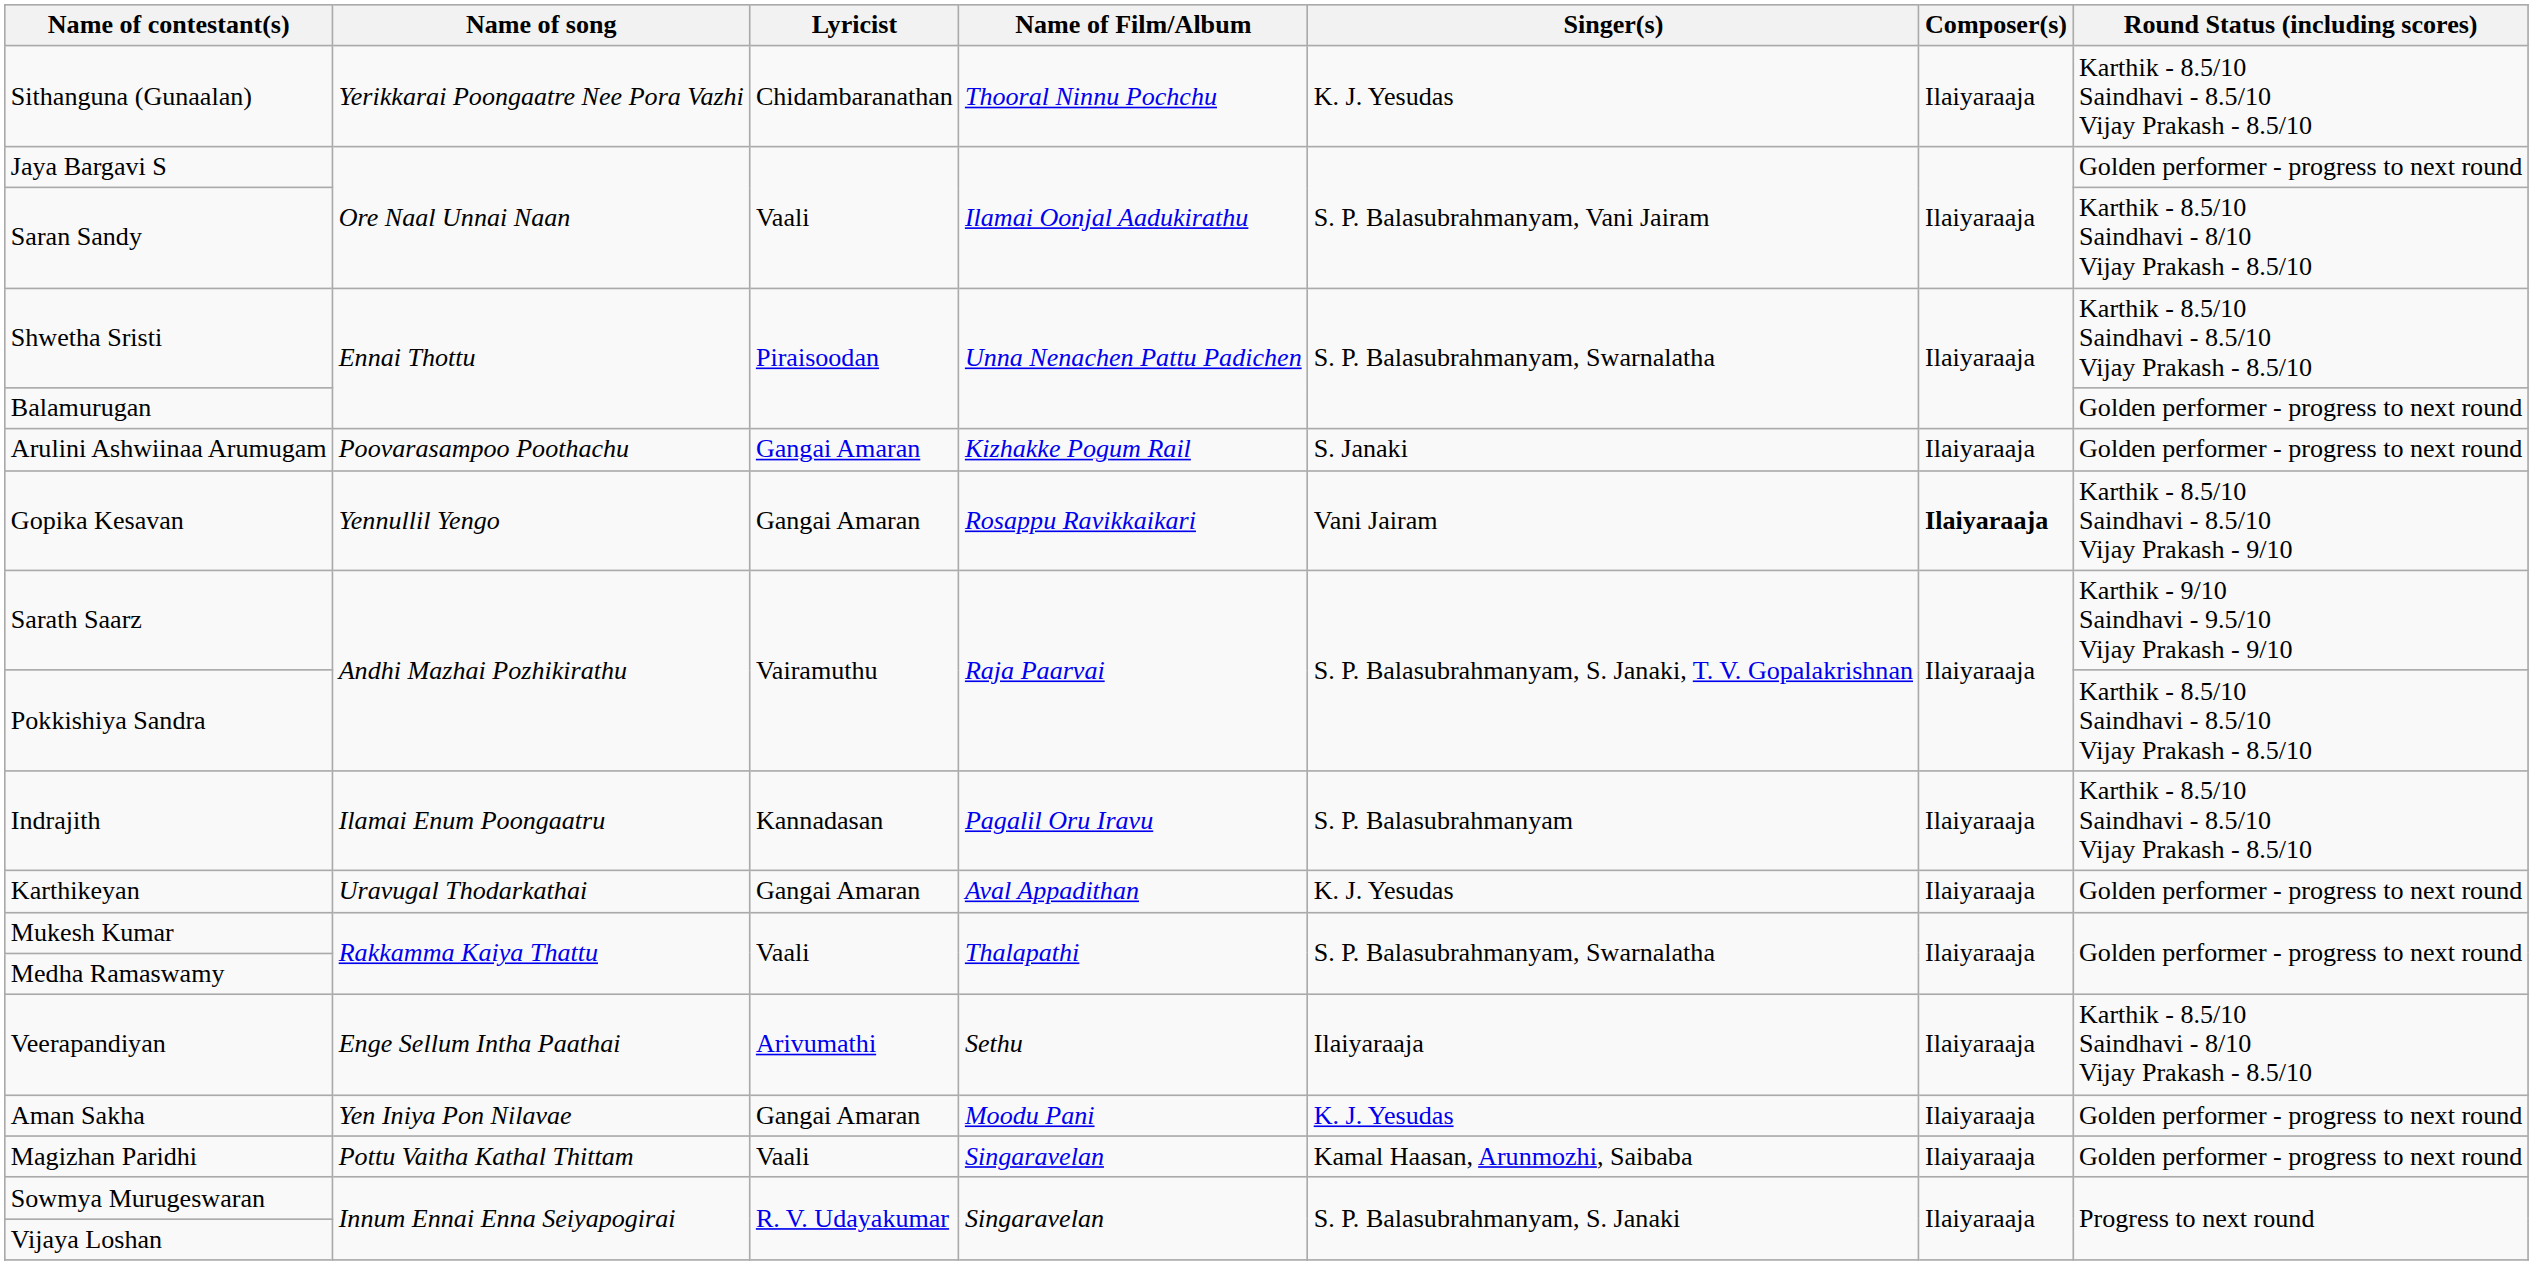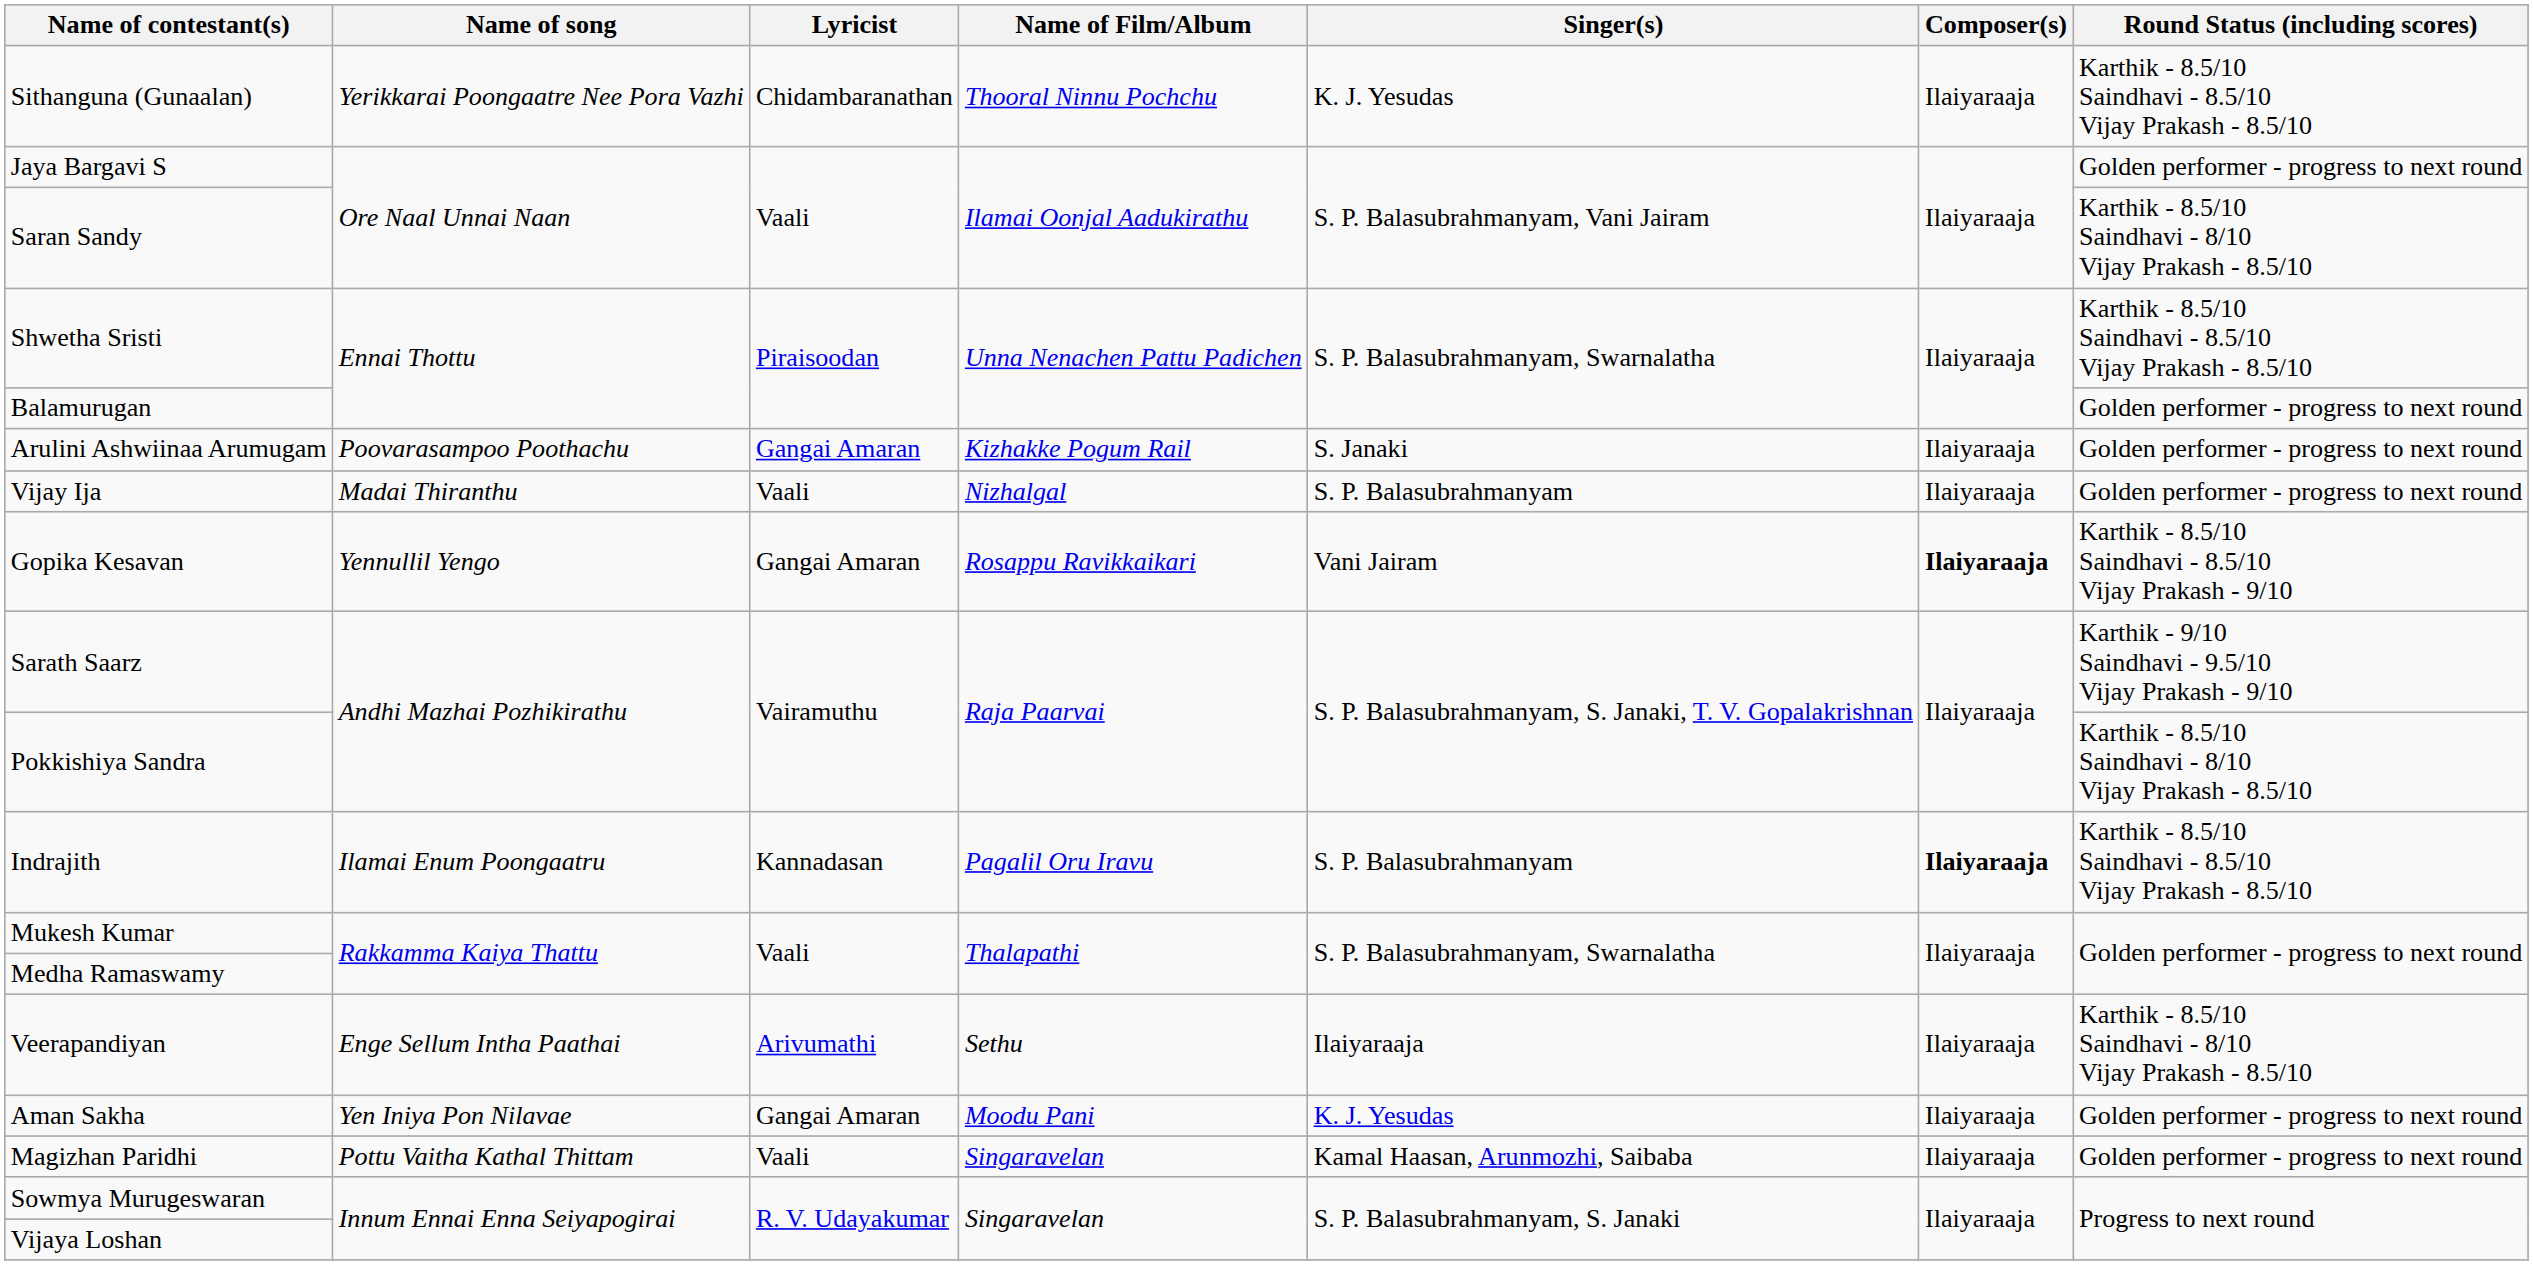+ row: (56, 490)
(2196, 720) Karthik - 8.5/10 Saindhavi - 8.5/10 Vijay Prakash - 8.5/10 -> (2196, 761) Karthik - 8.5/10 Saindhavi - 8/10 Vijay Prakash - 8.5/10
(1980, 820) normal -> (1987, 861) bold
- row: (75, 890)
